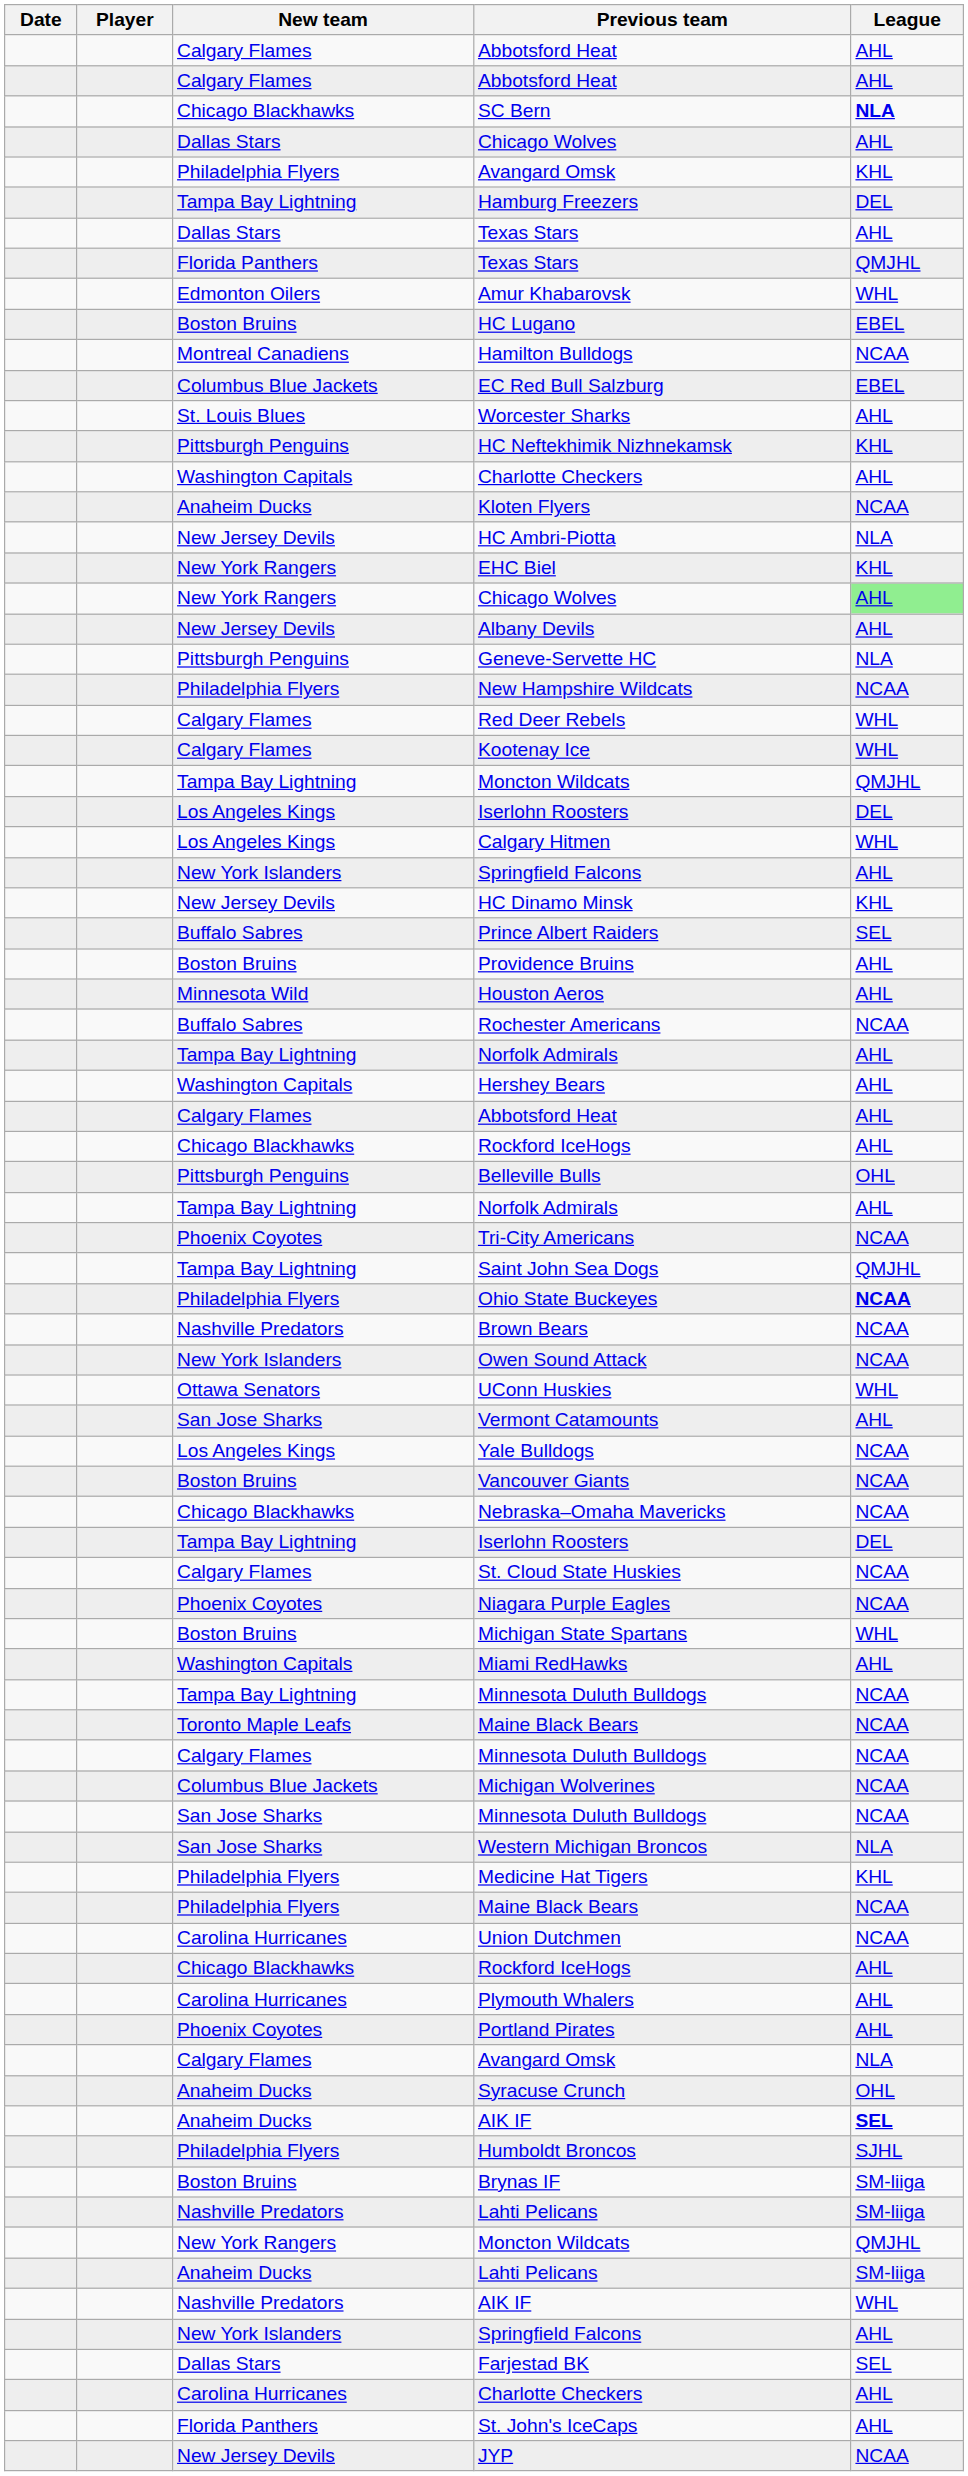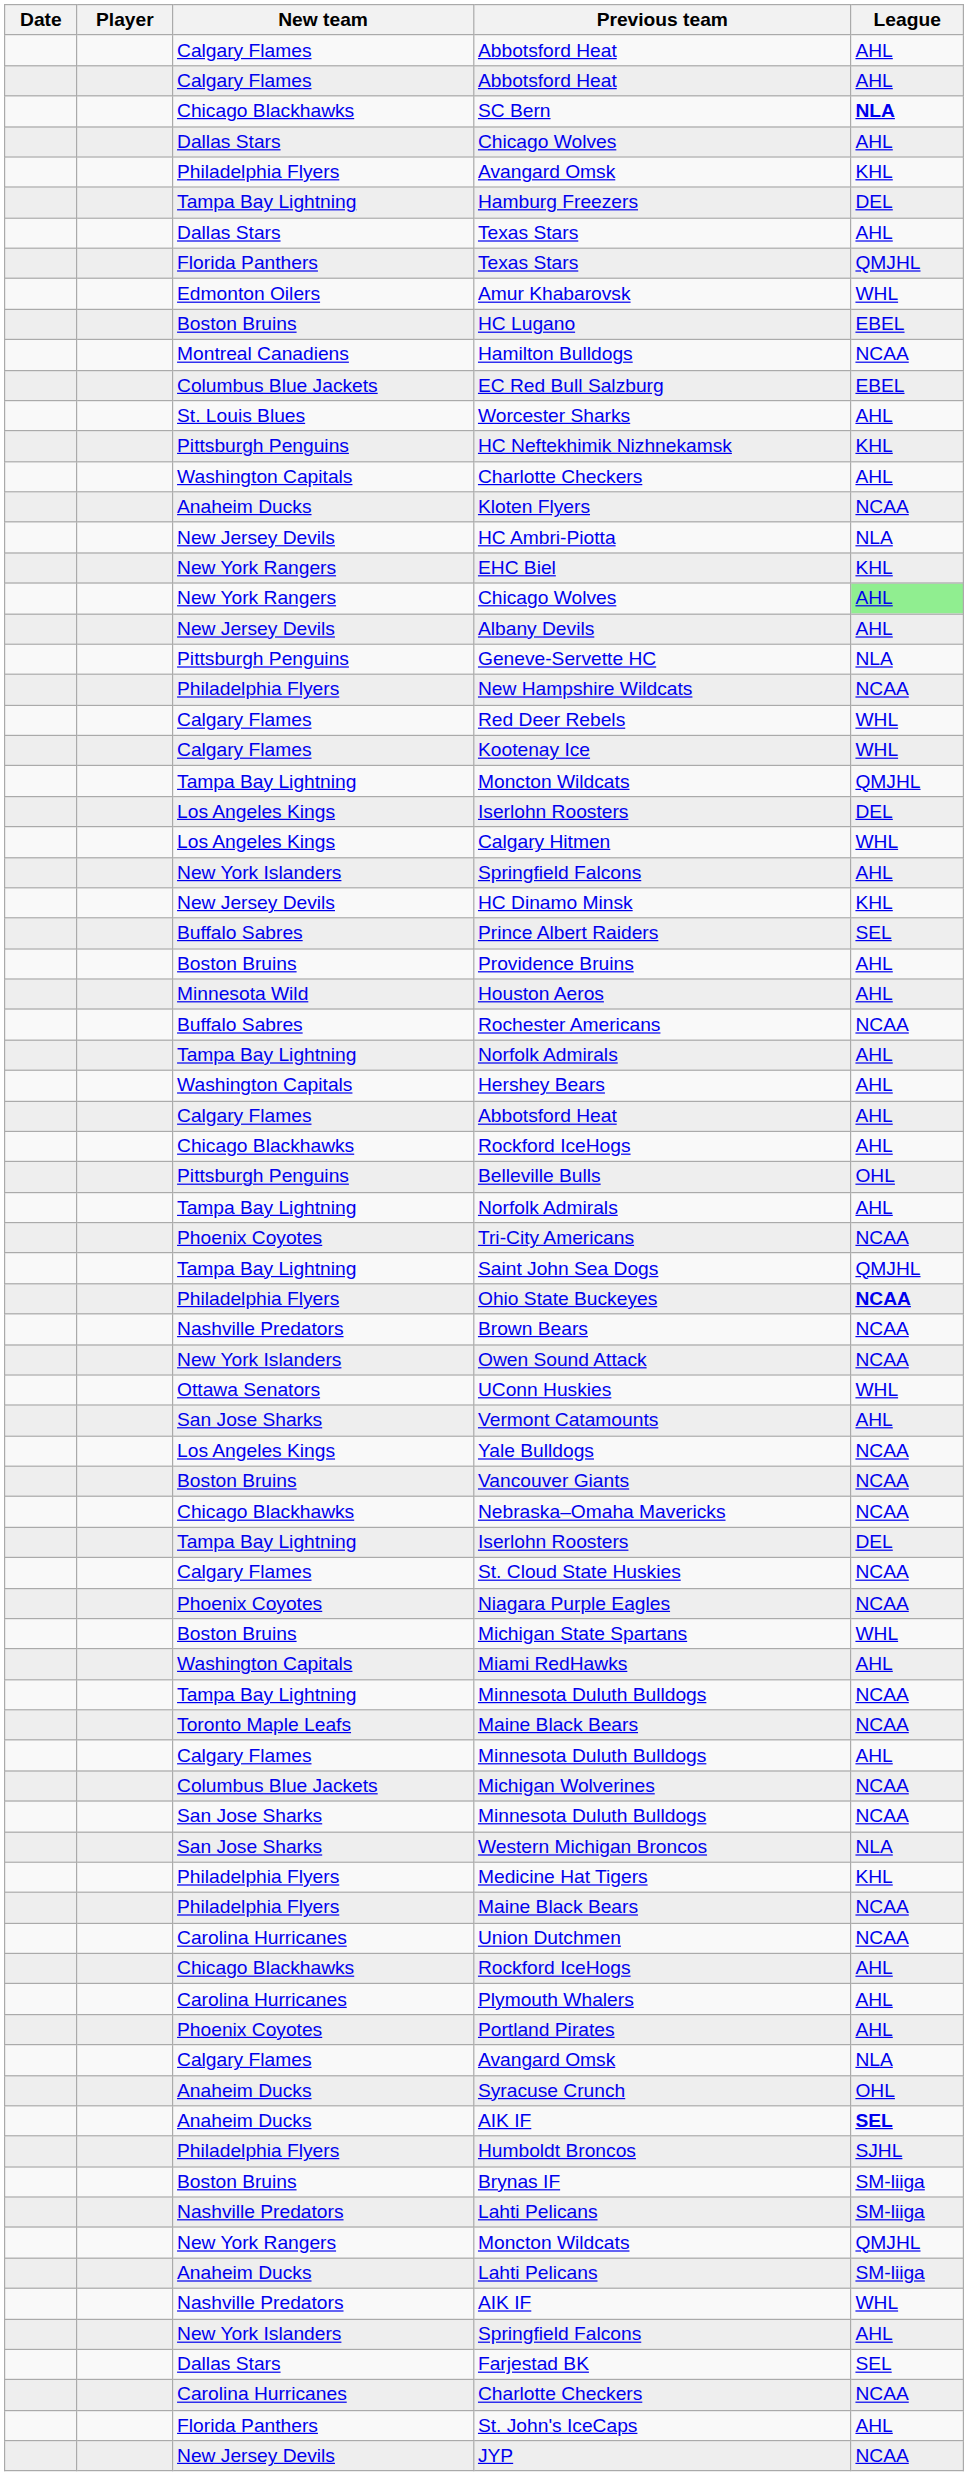(882, 1755) NCAA -> (874, 1755) AHL
(874, 2394) AHL -> (882, 2394) NCAA
